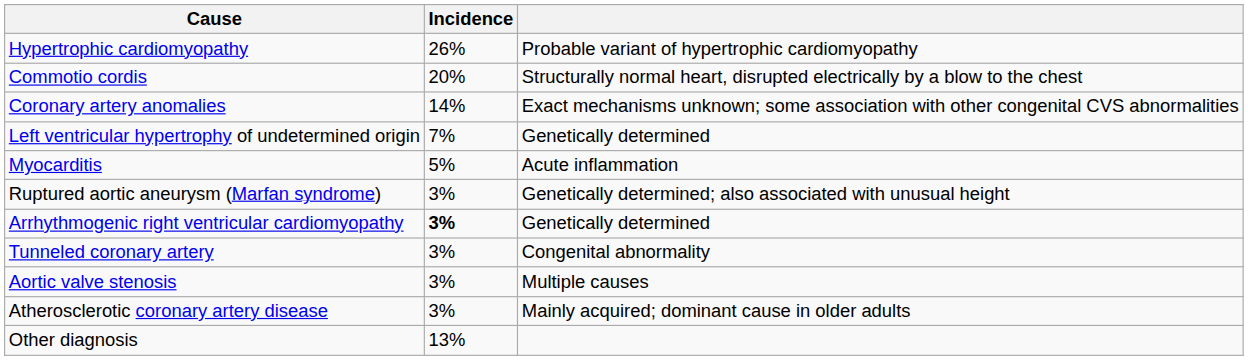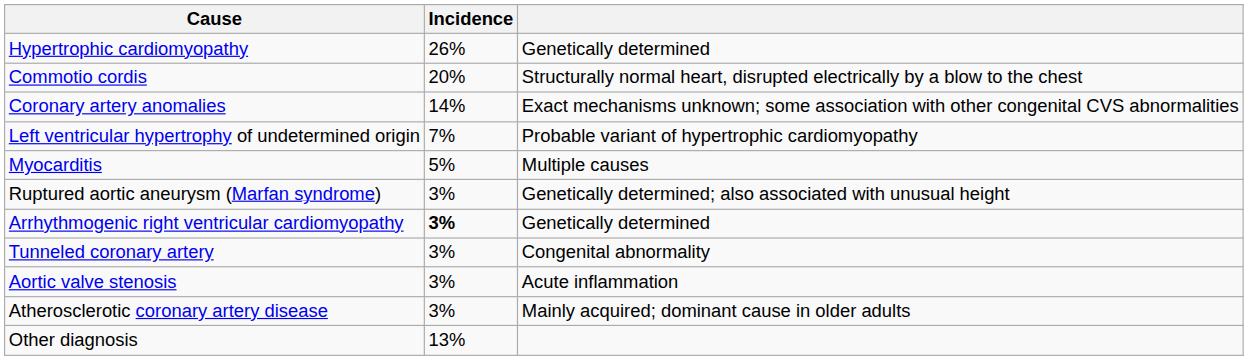(720, 48) Probable variant of hypertrophic cardiomyopathy -> (616, 48) Genetically determined
(616, 135) Genetically determined -> (720, 135) Probable variant of hypertrophic cardiomyopathy
(600, 164) Acute inflammation -> (585, 164) Multiple causes
(585, 281) Multiple causes -> (600, 281) Acute inflammation
